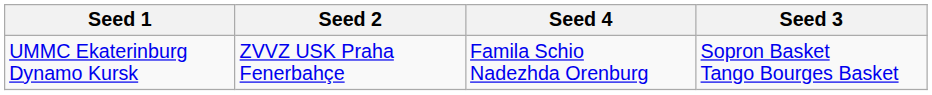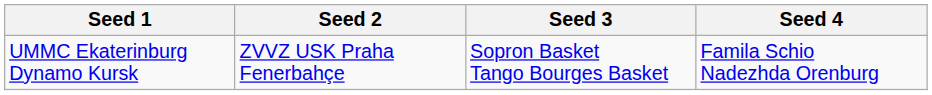columns swapped: (811, 20) <-> (581, 20)
